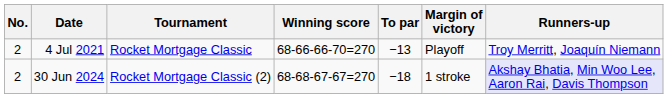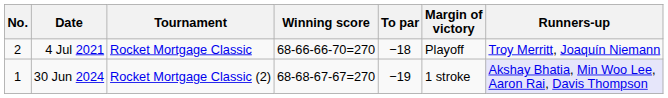(400, 49) −13 -> (400, 49) −18
(18, 77) 2 -> (18, 77) 1
(400, 77) −18 -> (400, 77) −19
